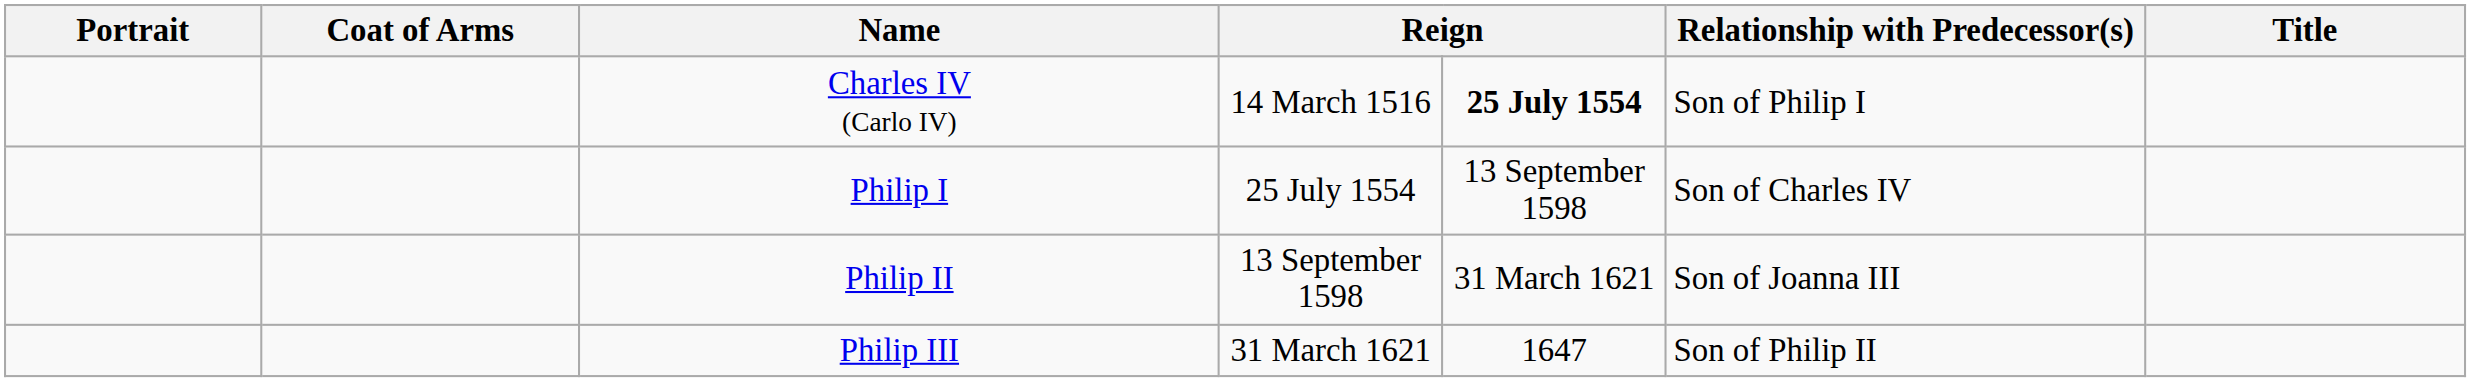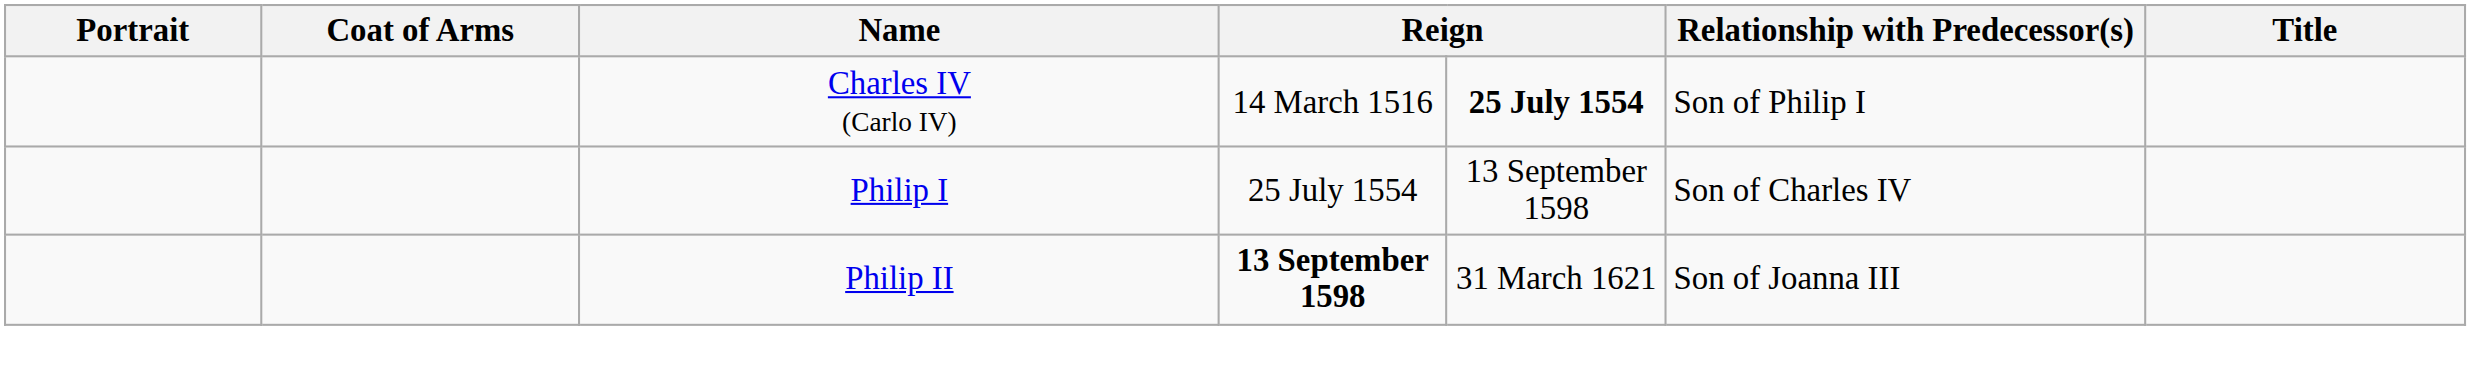(1331, 278) normal -> (1333, 278) bold
- row: (899, 349)
